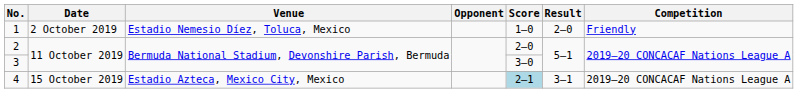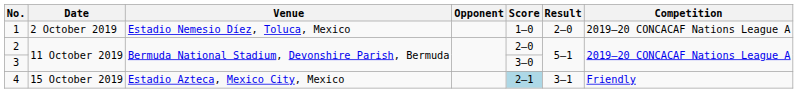(611, 30) Friendly -> (689, 30) 2019–20 CONCACAF Nations League A
(689, 80) 2019–20 CONCACAF Nations League A -> (611, 80) Friendly
